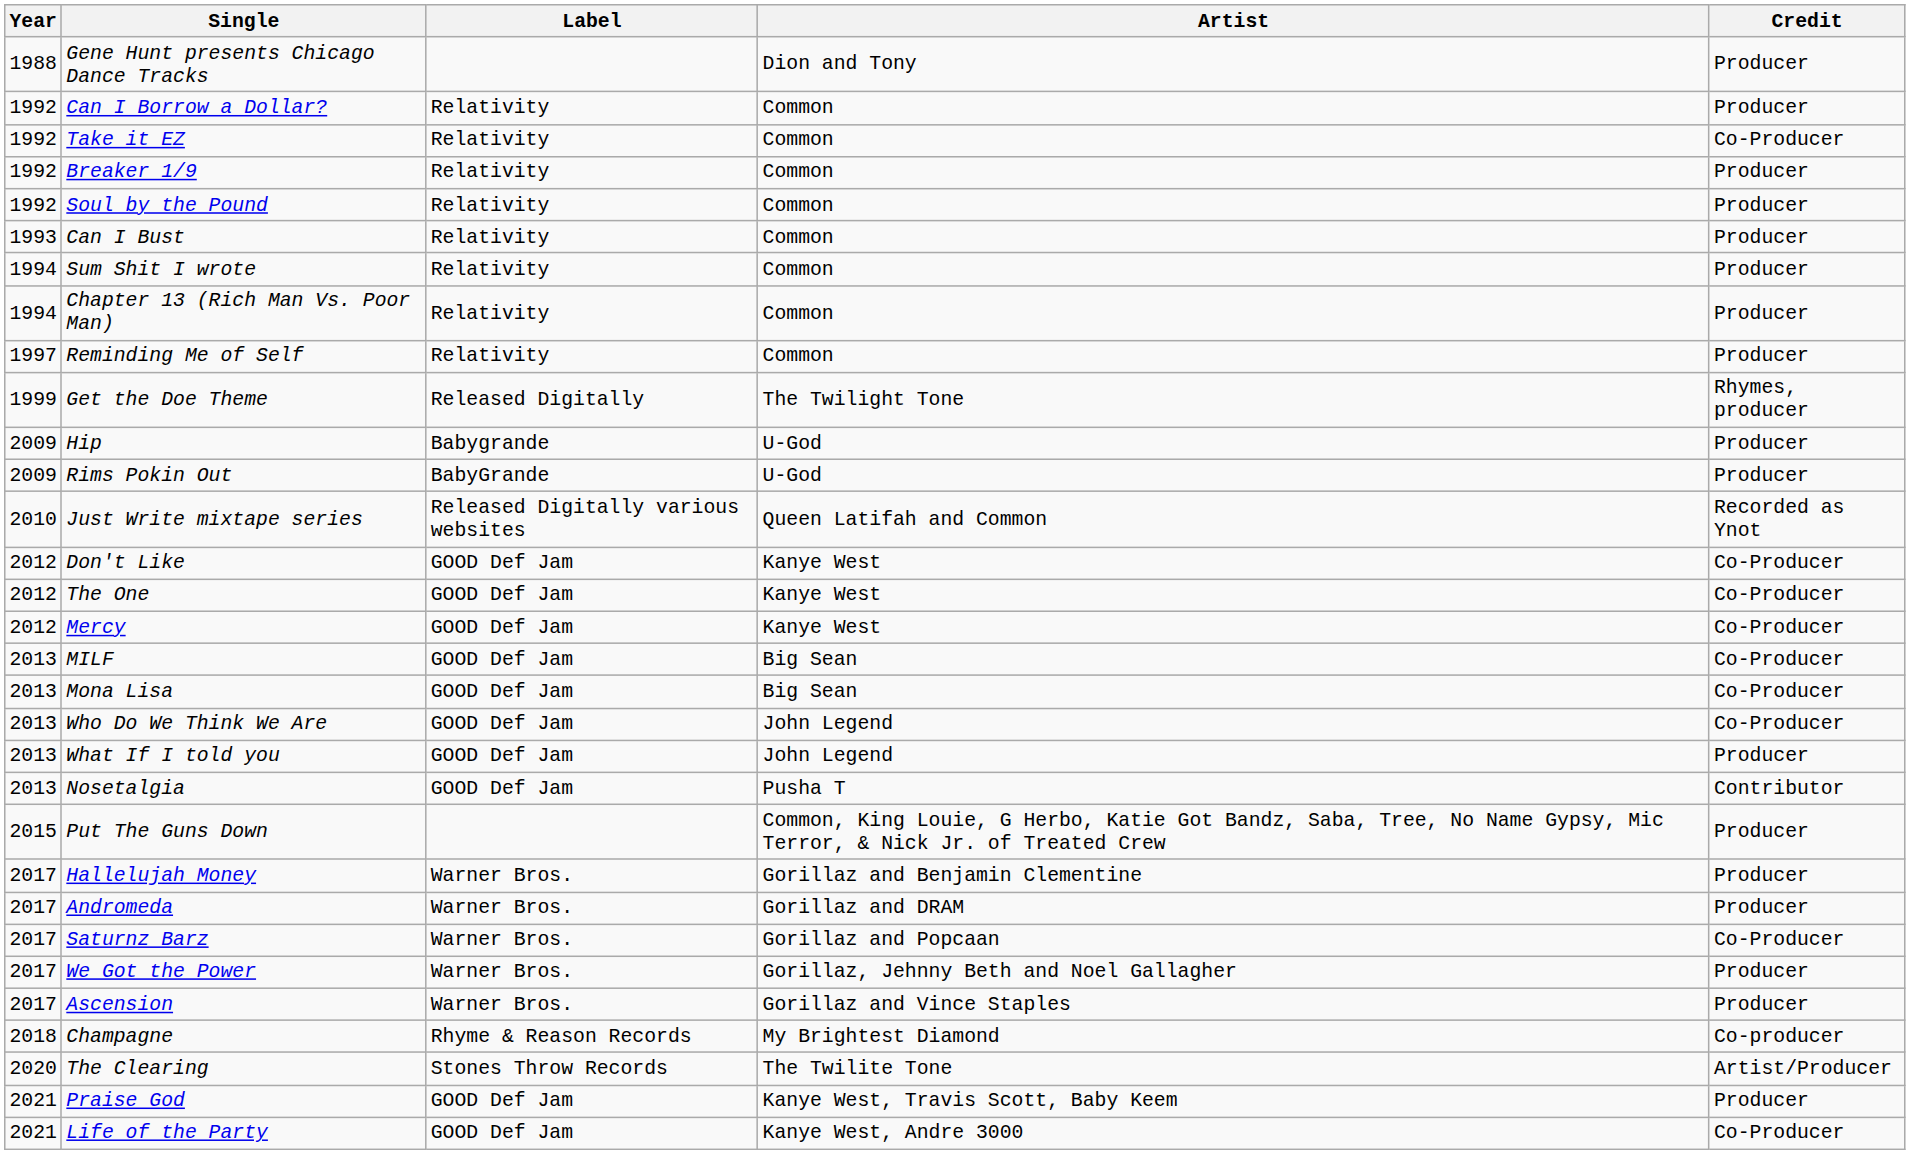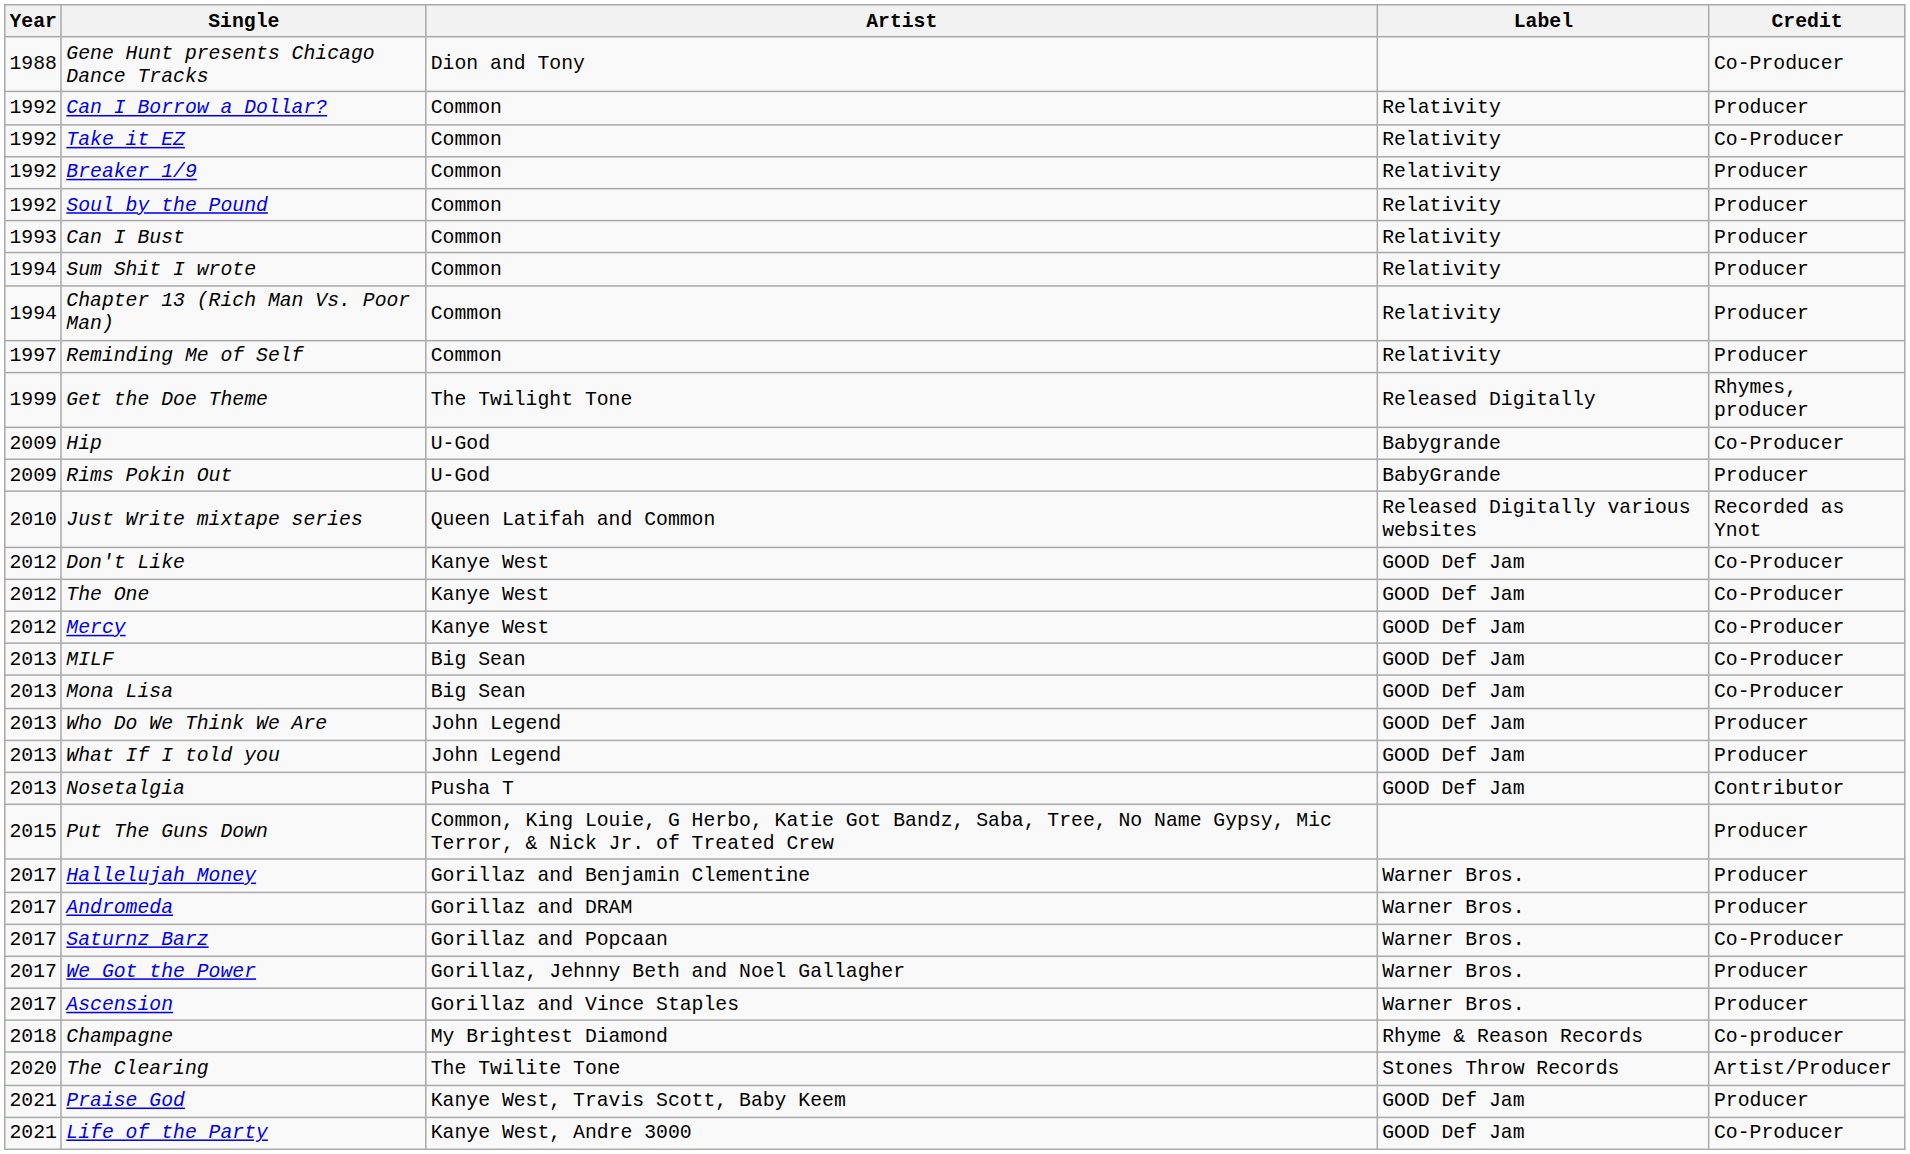columns swapped: (1234, 21) <-> (592, 21)
(1761, 64) Producer -> (1779, 64) Co-Producer
(1761, 444) Producer -> (1779, 444) Co-Producer
(1779, 724) Co-Producer -> (1761, 724) Producer
